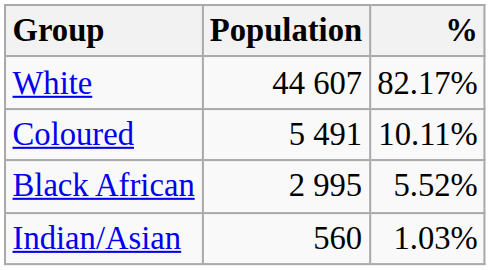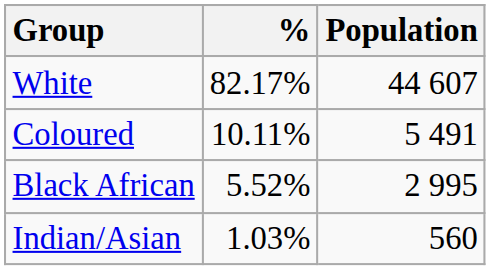columns swapped: (286, 30) <-> (461, 30)
